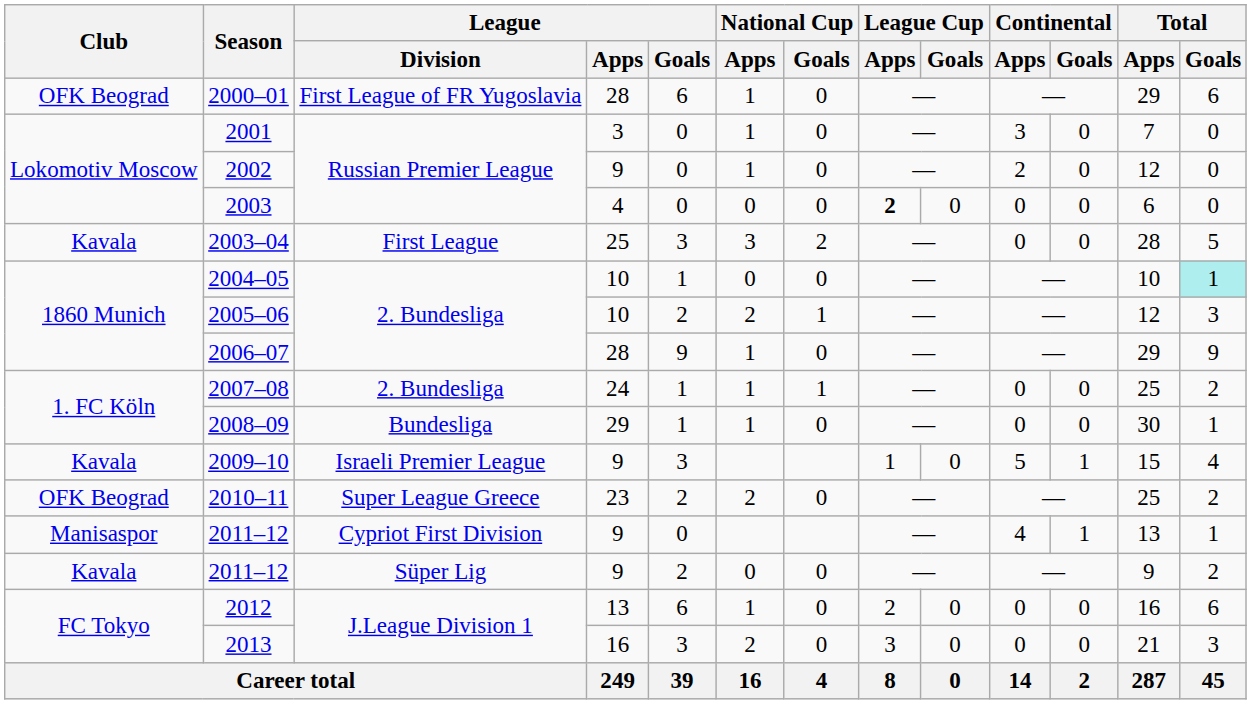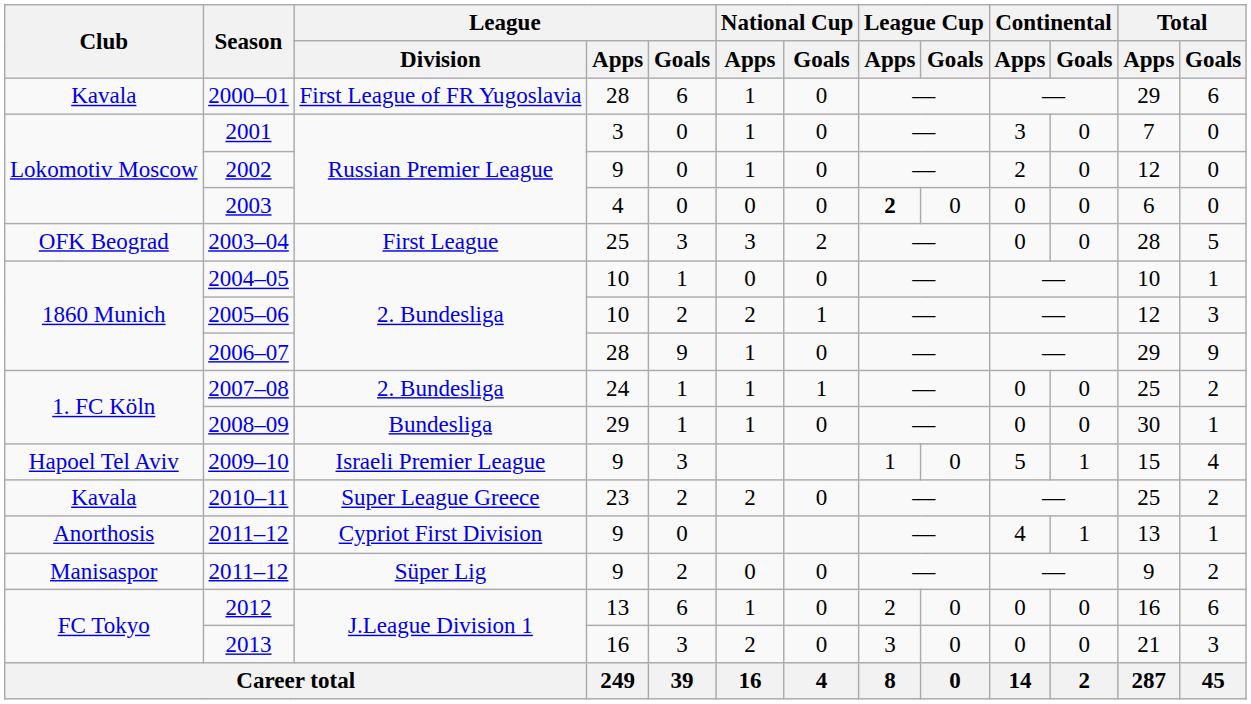(104, 95) OFK Beograd -> (104, 95) Kavala
(104, 242) Kavala -> (104, 242) OFK Beograd
(1213, 278) paleturquoise background -> (1213, 278) no background
(104, 461) Kavala -> (104, 461) Hapoel Tel Aviv
(104, 497) OFK Beograd -> (104, 497) Kavala
(104, 534) Manisaspor -> (104, 534) Anorthosis
(104, 570) Kavala -> (104, 570) Manisaspor
